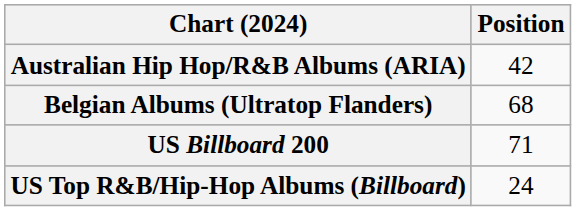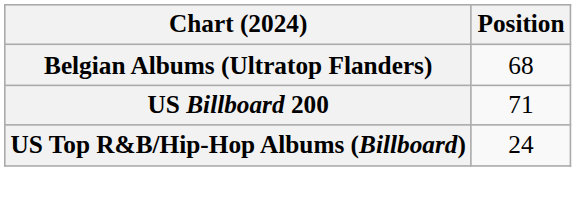- row: (238, 64)
